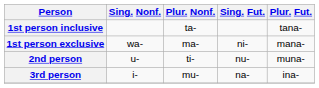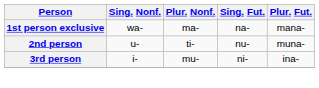- row: (55, 28)
(242, 43) ni- -> (242, 28) na-
(242, 75) na- -> (242, 59) ni-
